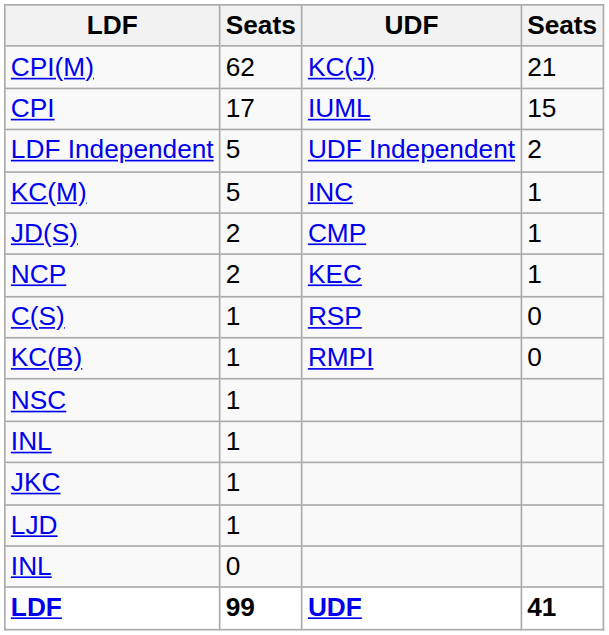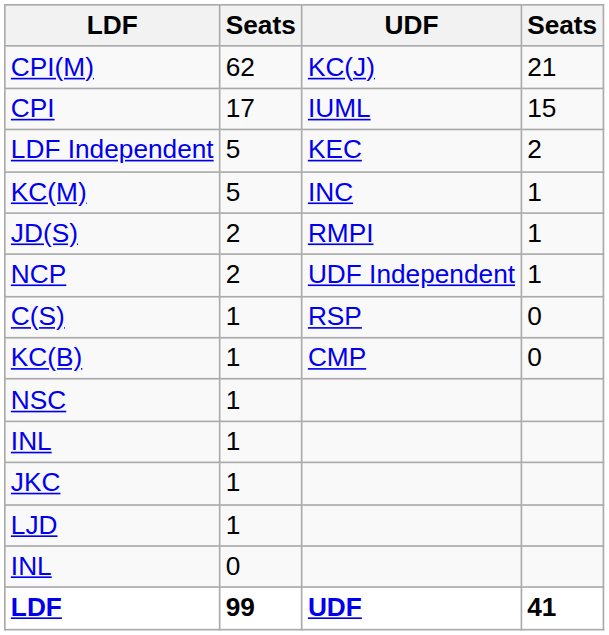(411, 150) UDF Independent -> (335, 150) KEC
(337, 233) CMP -> (341, 233) RMPI
(335, 274) KEC -> (411, 274) UDF Independent
(341, 358) RMPI -> (337, 358) CMP
